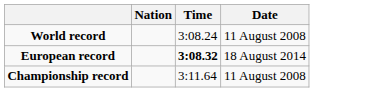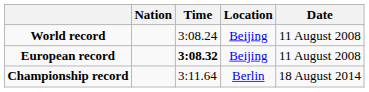+ column: (248, 14)
(265, 55) 18 August 2014 -> (320, 55) 11 August 2008
(265, 76) 11 August 2008 -> (320, 76) 18 August 2014
